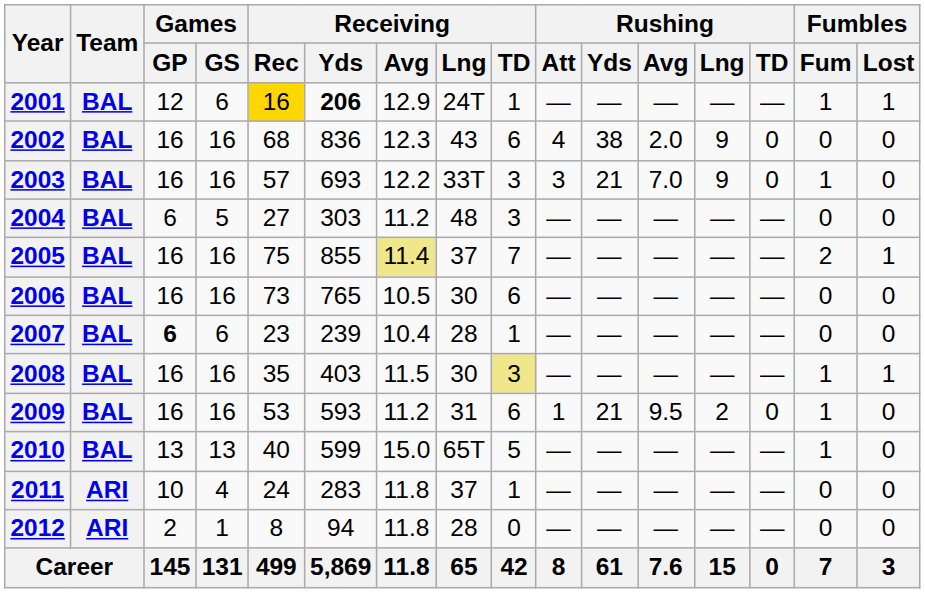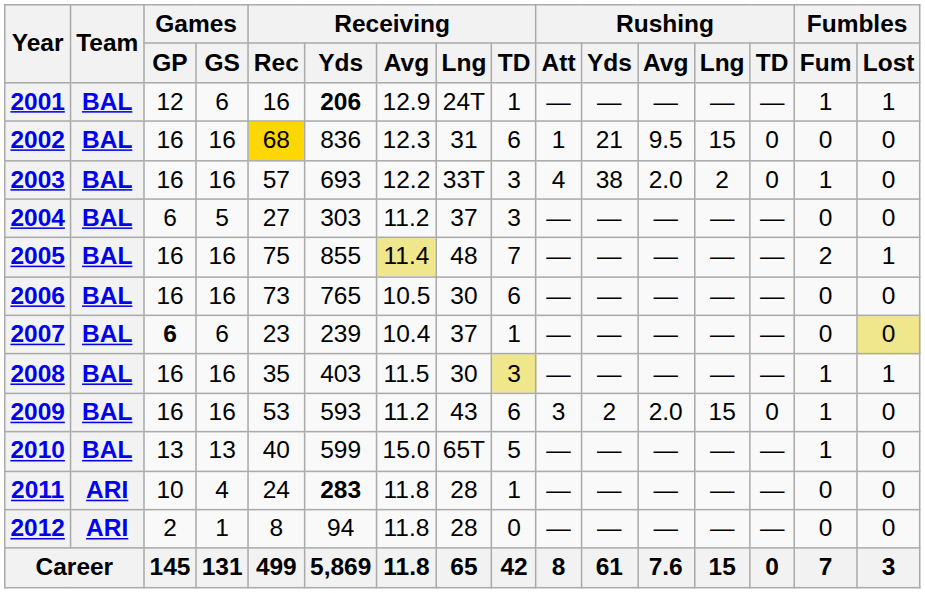(276, 101) gold background -> (276, 101) no background
(276, 140) no background -> (276, 140) gold background
(464, 140) 43 -> (464, 140) 31
(559, 140) 4 -> (559, 140) 1
(609, 140) 38 -> (609, 140) 21
(666, 140) 2.0 -> (666, 140) 9.5
(722, 140) 9 -> (722, 140) 15
(559, 179) 3 -> (559, 179) 4
(609, 179) 21 -> (609, 179) 38
(666, 179) 7.0 -> (666, 179) 2.0
(722, 179) 9 -> (722, 179) 2
(464, 218) 48 -> (464, 218) 37
(464, 256) 37 -> (464, 256) 48
(464, 334) 28 -> (464, 334) 37
(889, 334) no background -> (889, 334) khaki background
(464, 412) 31 -> (464, 412) 43
(559, 412) 1 -> (559, 412) 3
(609, 412) 21 -> (609, 412) 2
(666, 412) 9.5 -> (666, 412) 2.0
(722, 412) 2 -> (722, 412) 15
(341, 489) normal -> (341, 489) bold
(464, 489) 37 -> (464, 489) 28
